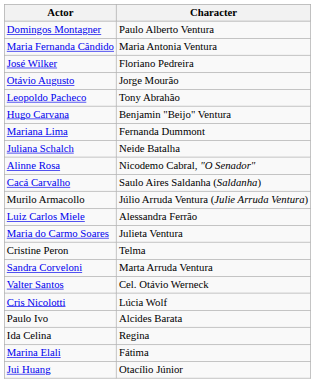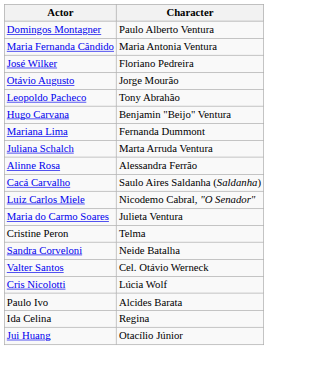(149, 149) Neide Batalha -> (166, 149) Marta Arruda Ventura
(187, 166) Nicodemo Cabral, "O Senador" -> (158, 166) Alessandra Ferrão
- row: (46, 200)
(158, 217) Alessandra Ferrão -> (187, 200) Nicodemo Cabral, "O Senador"
(166, 268) Marta Arruda Ventura -> (149, 251) Neide Batalha
- row: (34, 353)
